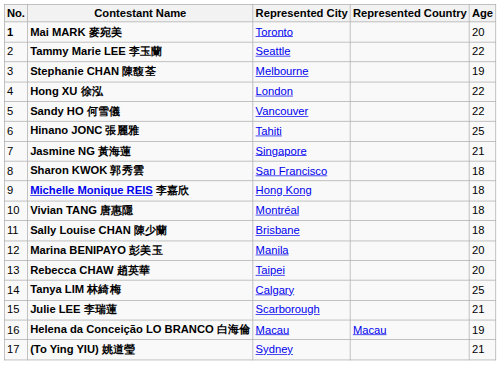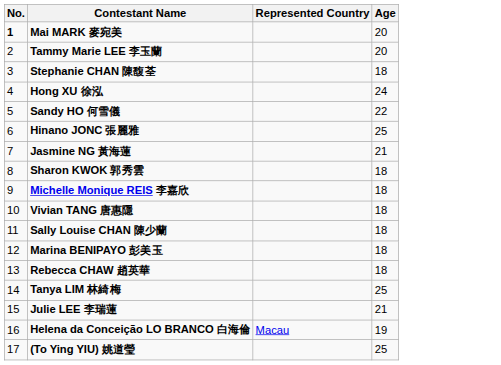- column: (302, 13)
(478, 52) 22 -> (381, 52) 20
(478, 71) 19 -> (381, 71) 18
(478, 91) 22 -> (381, 91) 24
(478, 250) 20 -> (381, 250) 18
(478, 270) 20 -> (381, 270) 18
(478, 349) 21 -> (381, 349) 25
